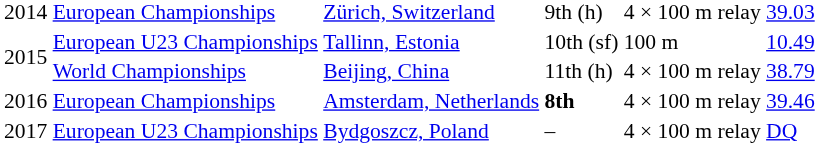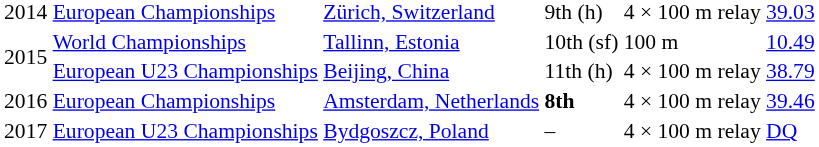(185, 41) European U23 Championships -> (149, 41) World Championships
(149, 71) World Championships -> (185, 71) European U23 Championships
